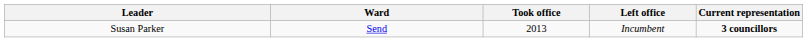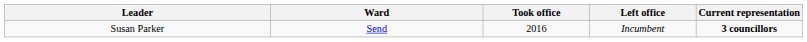(536, 28) 2013 -> (536, 28) 2016
